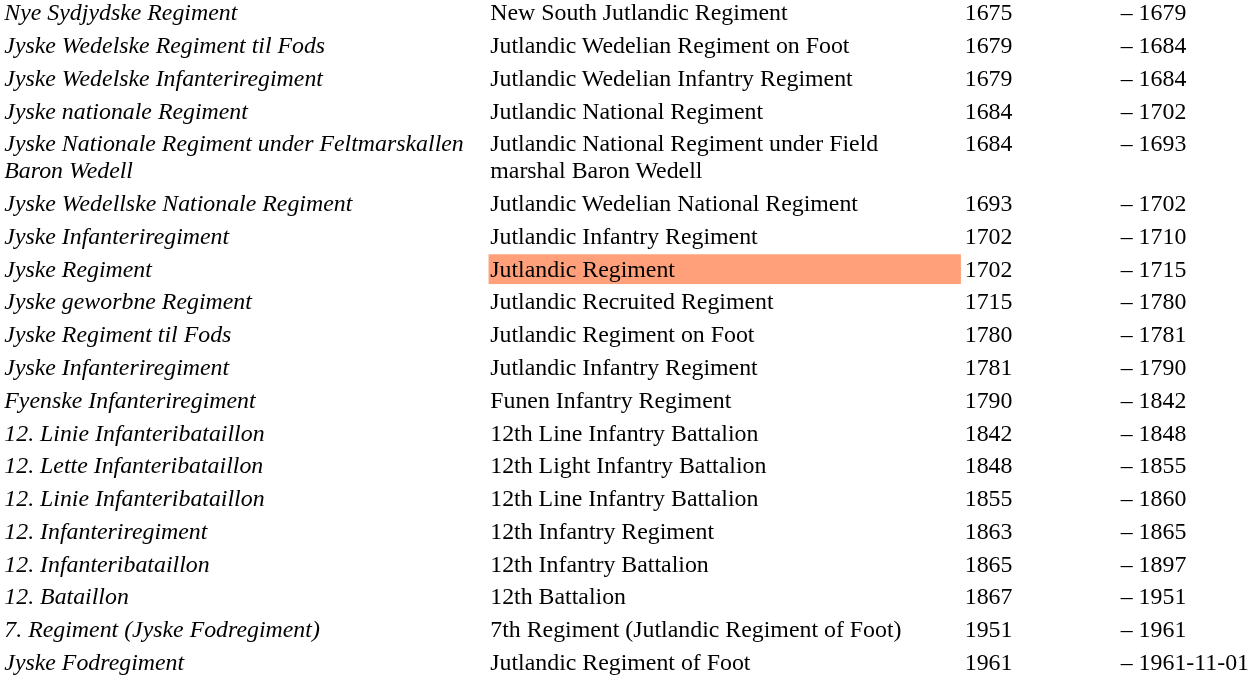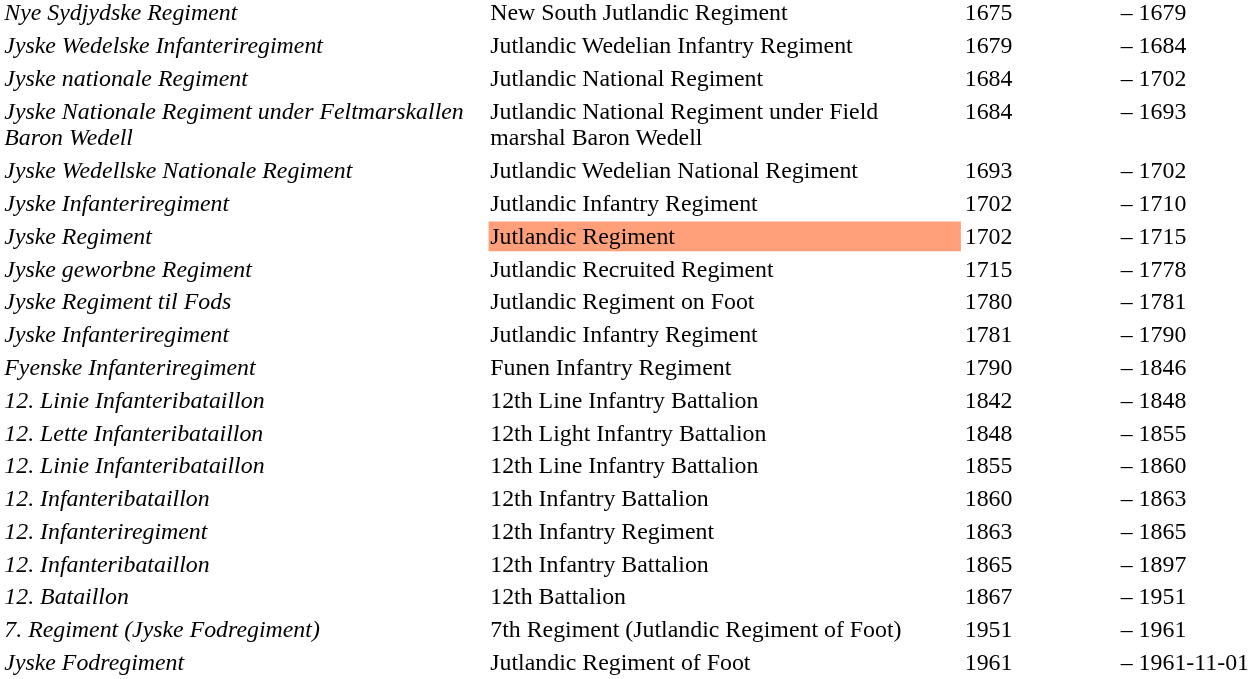- row: (165, 45)
(1162, 301) 1780 -> (1162, 268) 1778
(1162, 400) 1842 -> (1162, 367) 1846
+ row: (107, 498)
